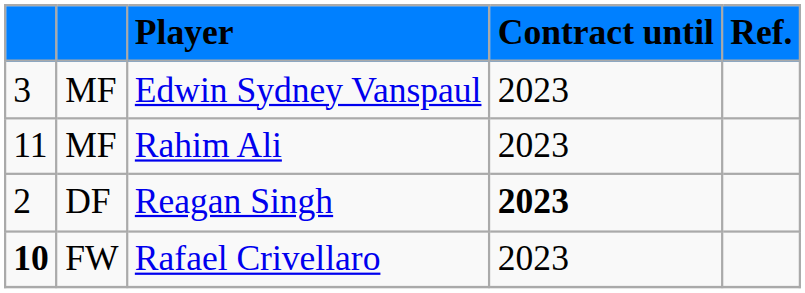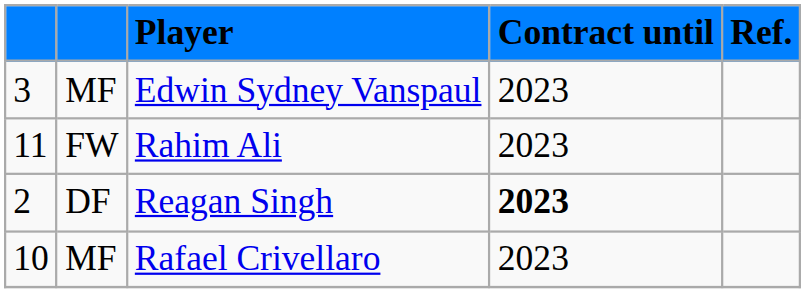(91, 145) MF -> (92, 145) FW
(31, 257) bold -> (31, 257) normal
(92, 257) FW -> (91, 257) MF
